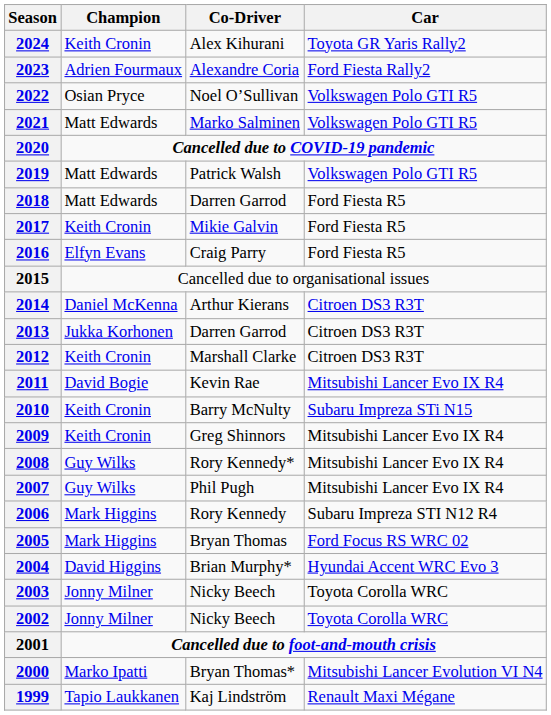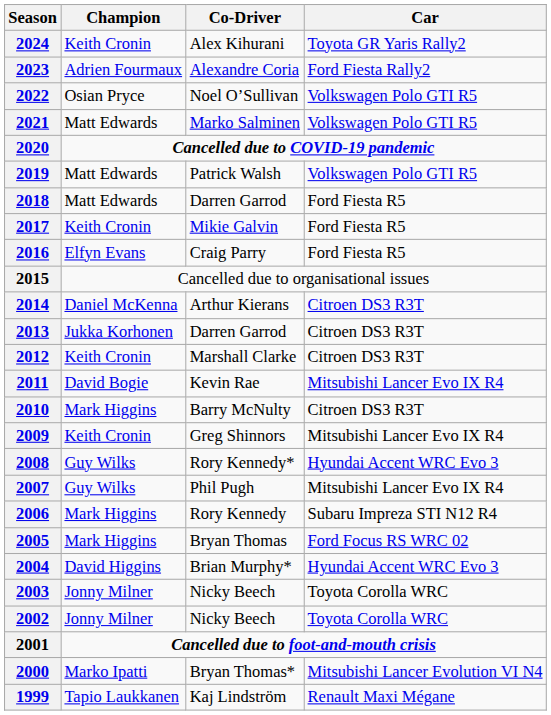(108, 409) Keith Cronin -> (110, 409) Mark Higgins
(390, 409) Subaru Impreza STi N15 -> (366, 409) Citroen DS3 R3T
(406, 461) Mitsubishi Lancer Evo IX R4 -> (403, 461) Hyundai Accent WRC Evo 3
